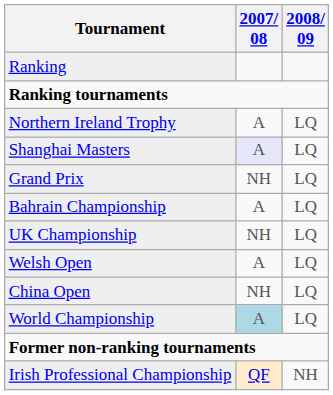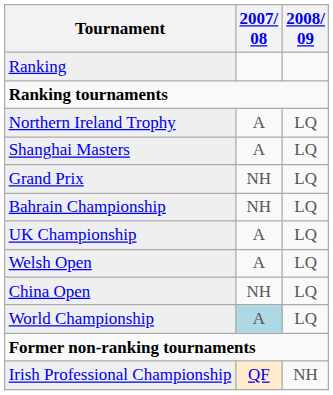(259, 150) lavender background -> (259, 150) no background
(259, 206) A -> (259, 206) NH
(259, 234) NH -> (259, 234) A
